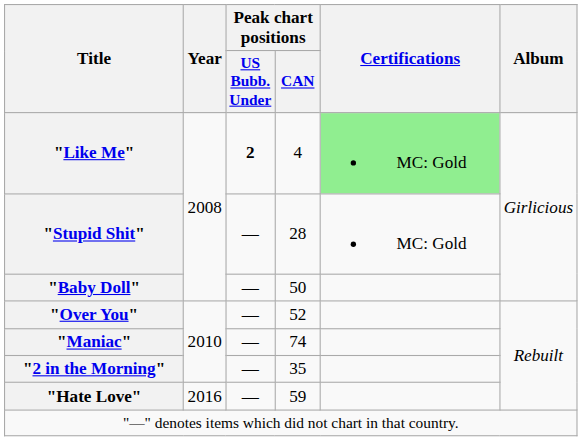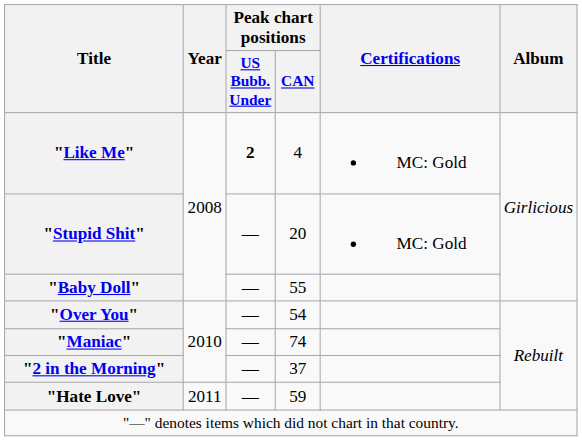(410, 163) lightgreen background -> (410, 163) no background
(298, 233) 28 -> (298, 233) 20
(298, 287) 50 -> (298, 287) 55
(298, 314) 52 -> (298, 314) 54
(298, 369) 35 -> (298, 369) 37
(205, 396) 2016 -> (205, 396) 2011
